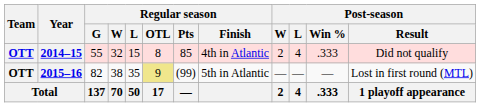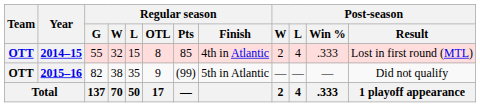(412, 53) Did not qualify -> (412, 53) Lost in first round (MTL)
(158, 73) khaki background -> (158, 73) no background
(412, 73) Lost in first round (MTL) -> (412, 73) Did not qualify
